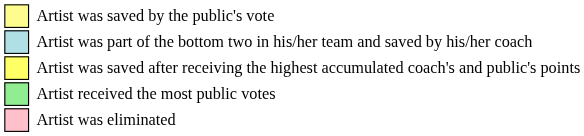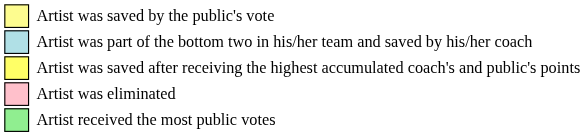rows swapped: (104, 120) <-> (154, 94)
